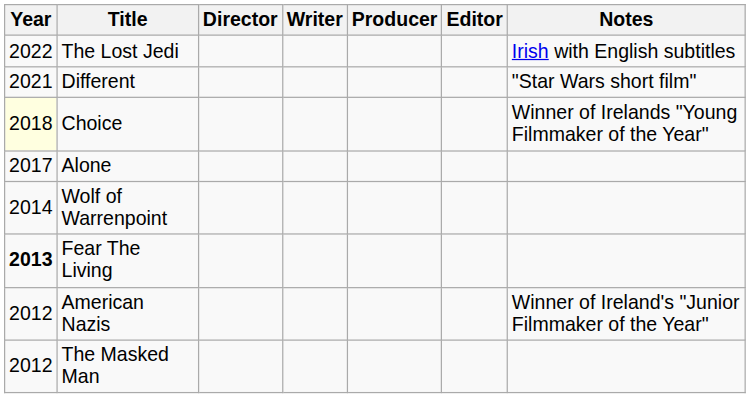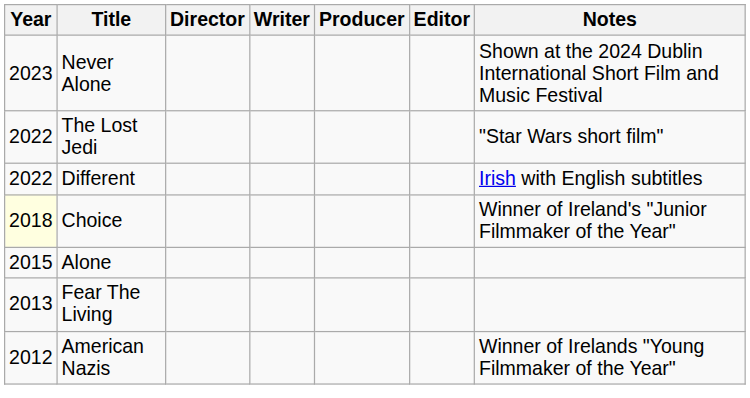+ row: (88, 72)
(624, 50) Irish with English subtitles -> (571, 136) "Star Wars short film"
(31, 81) 2021 -> (31, 178) 2022
(604, 81) "Star Wars short film" -> (591, 178) Irish with English subtitles
(625, 123) Winner of Irelands "Young Filmmaker of the Year" -> (593, 220) Winner of Ireland's "Junior Filmmaker of the Year"
(31, 165) 2017 -> (31, 262) 2015
- row: (114, 207)
(31, 260) bold -> (31, 304) normal
(626, 313) Winner of Ireland's "Junior Filmmaker of the Year" -> (592, 357) Winner of Irelands "Young Filmmaker of the Year"
- row: (115, 366)
